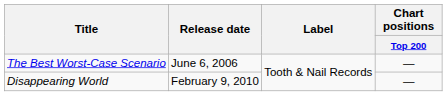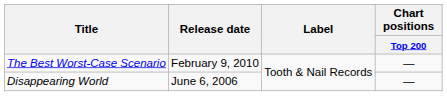(204, 63) June 6, 2006 -> (215, 63) February 9, 2010
(215, 81) February 9, 2010 -> (204, 81) June 6, 2006
